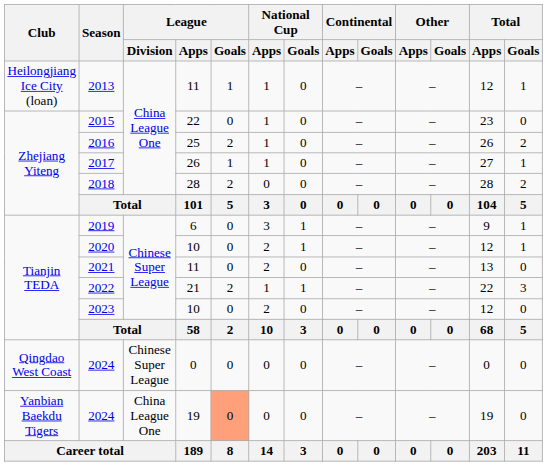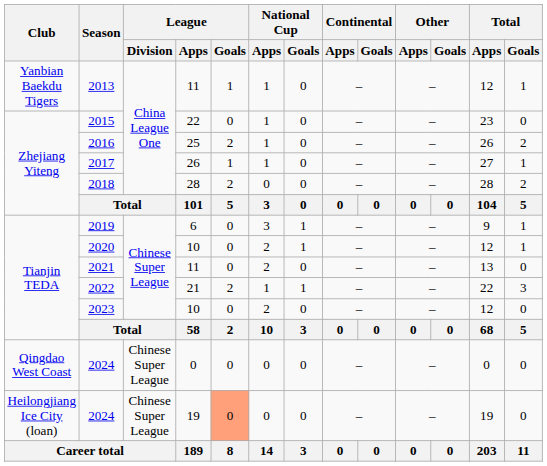(42, 86) Heilongjiang Ice City (loan) -> (42, 86) Yanbian Baekdu Tigers
(42, 415) Yanbian Baekdu Tigers -> (42, 415) Heilongjiang Ice City (loan)
(150, 415) China League One -> (150, 415) Chinese Super League
